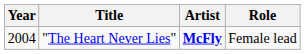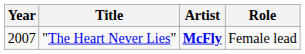(22, 37) 2004 -> (22, 37) 2007
